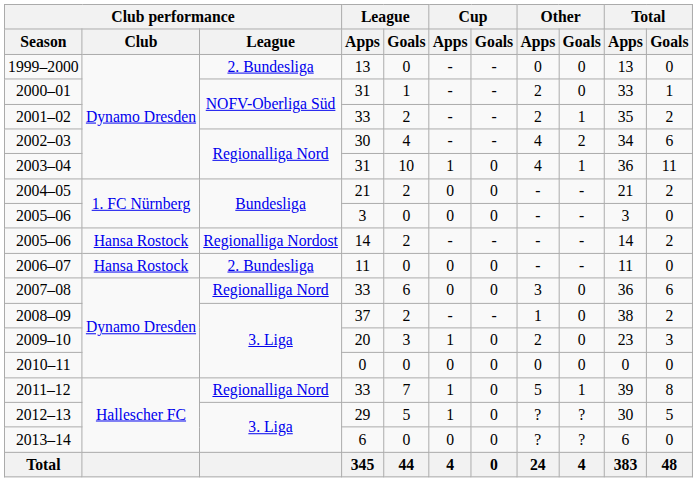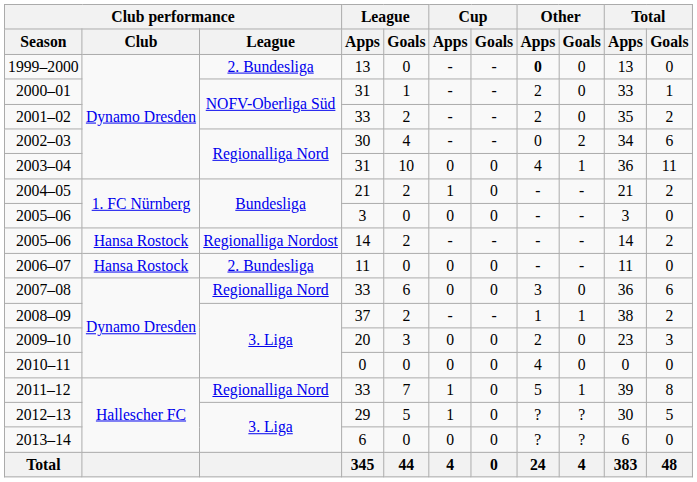(538, 66) normal -> (538, 66) bold
(582, 116) 1 -> (582, 116) 0
(538, 141) 4 -> (538, 141) 0
(450, 166) 1 -> (450, 166) 0
(450, 191) 0 -> (450, 191) 1
(582, 315) 0 -> (582, 315) 1
(450, 340) 1 -> (450, 340) 0
(538, 365) 0 -> (538, 365) 4
